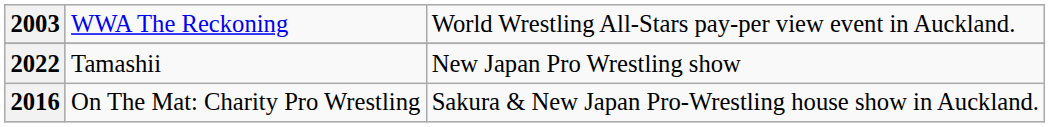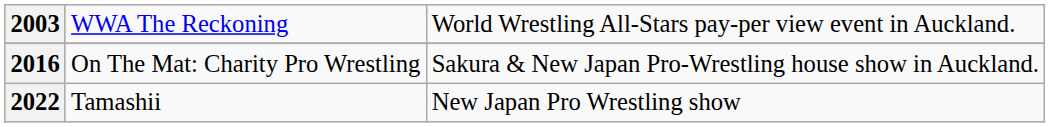rows swapped: (35, 102) <-> (35, 63)
